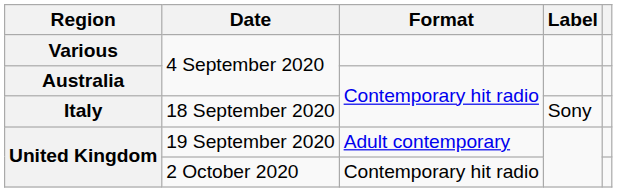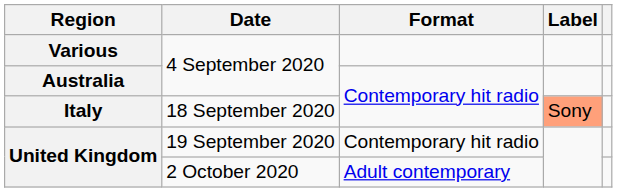(570, 111) no background -> (570, 111) lightsalmon background
(427, 141) Adult contemporary -> (441, 141) Contemporary hit radio
(441, 171) Contemporary hit radio -> (427, 171) Adult contemporary
